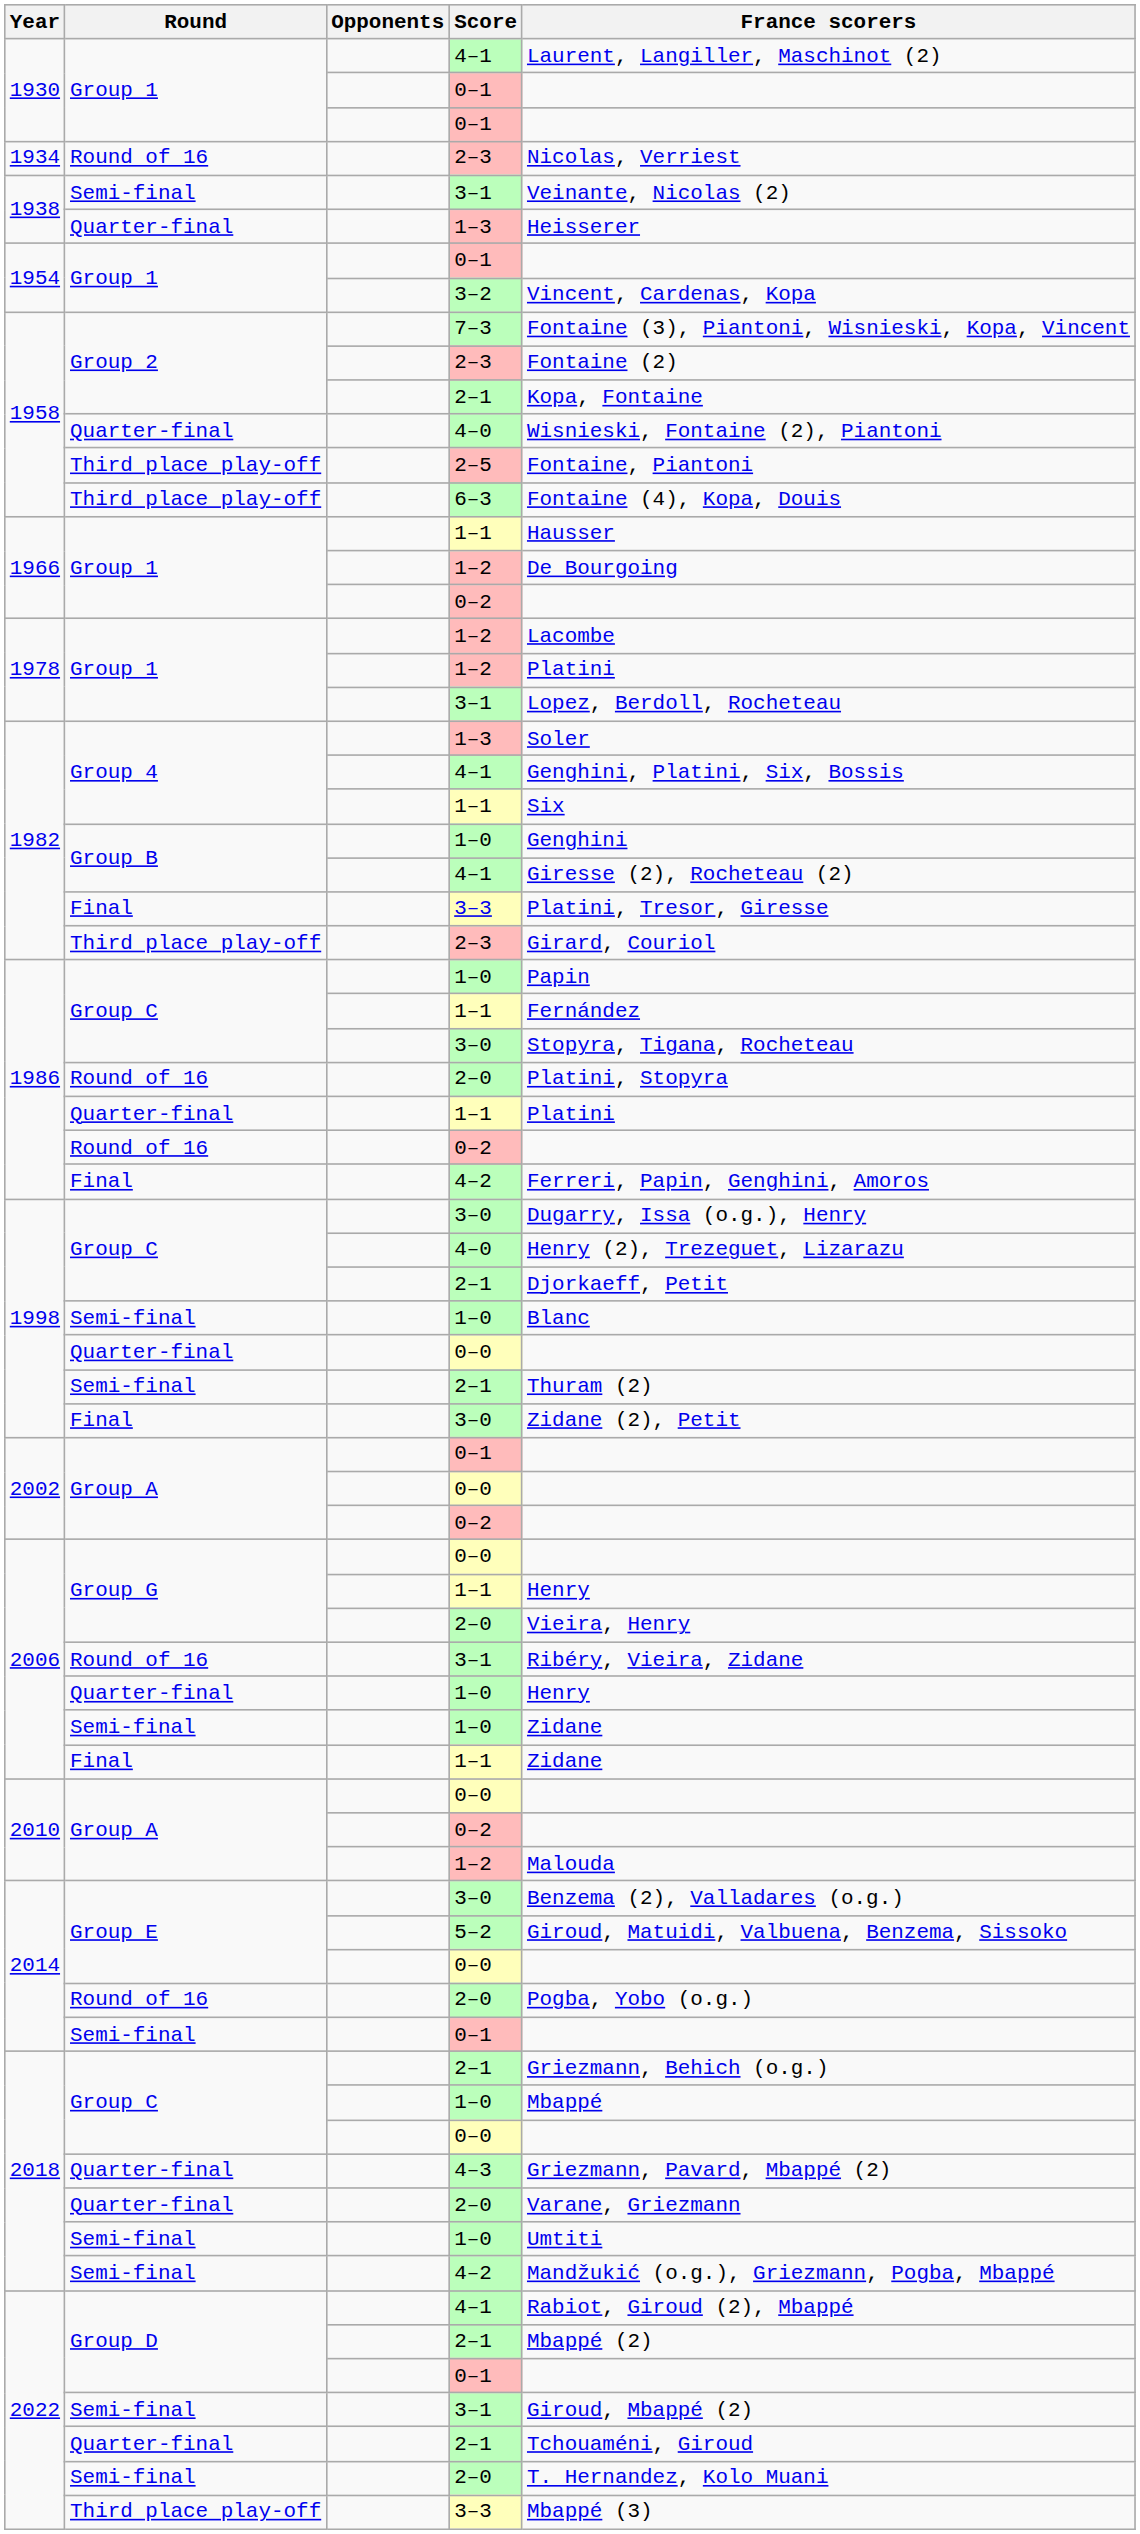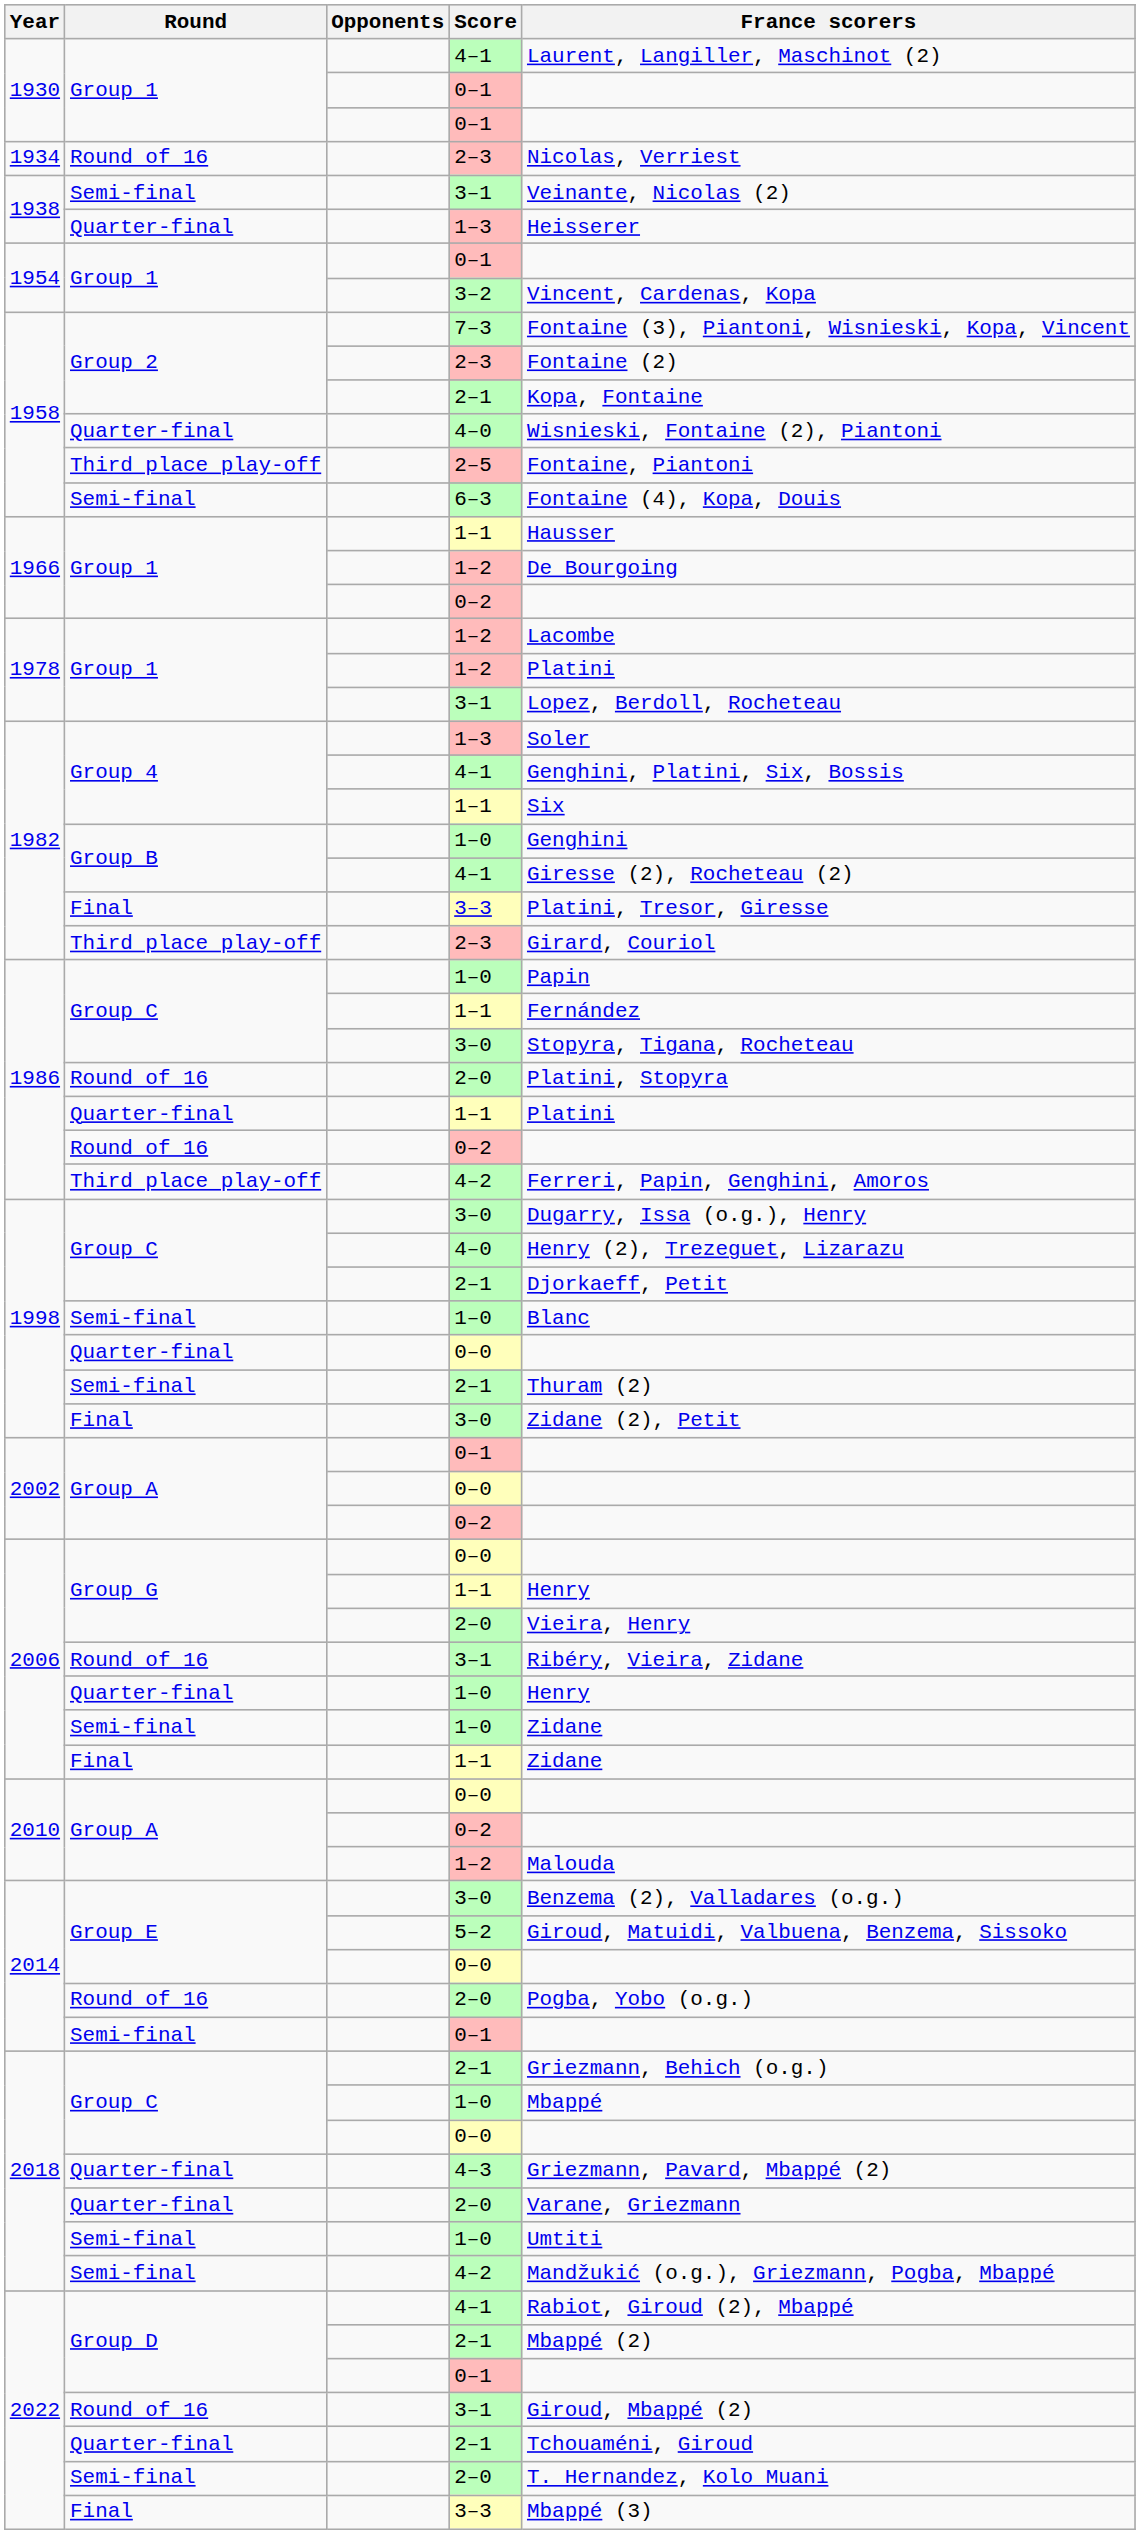(196, 499) Third place play-off -> (133, 499) Semi-final
(101, 1182) Final -> (196, 1182) Third place play-off
(133, 2410) Semi-final -> (139, 2410) Round of 16
(196, 2512) Third place play-off -> (101, 2512) Final
